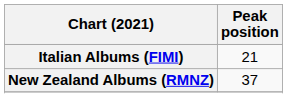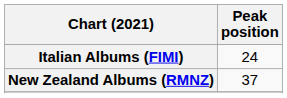(250, 56) 21 -> (250, 56) 24
